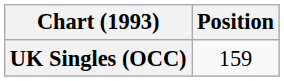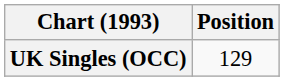(236, 57) 159 -> (236, 57) 129
